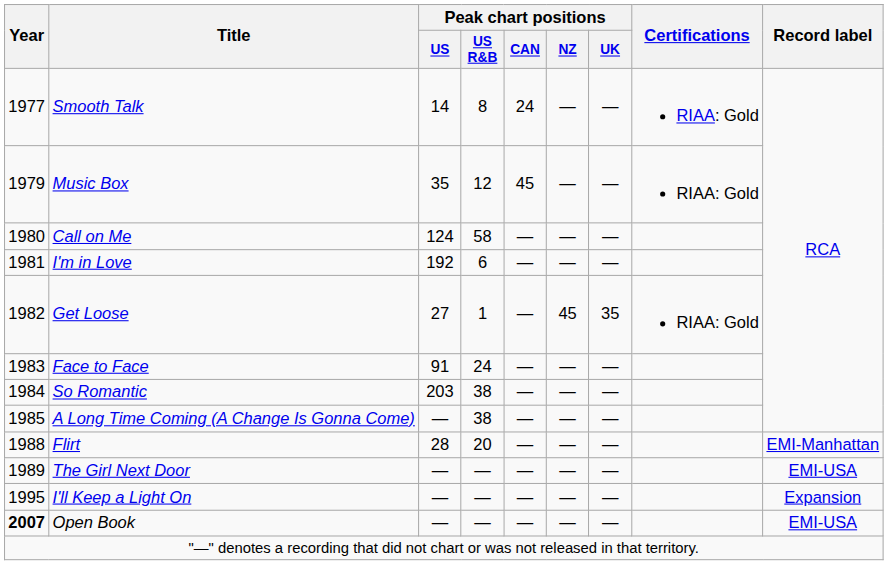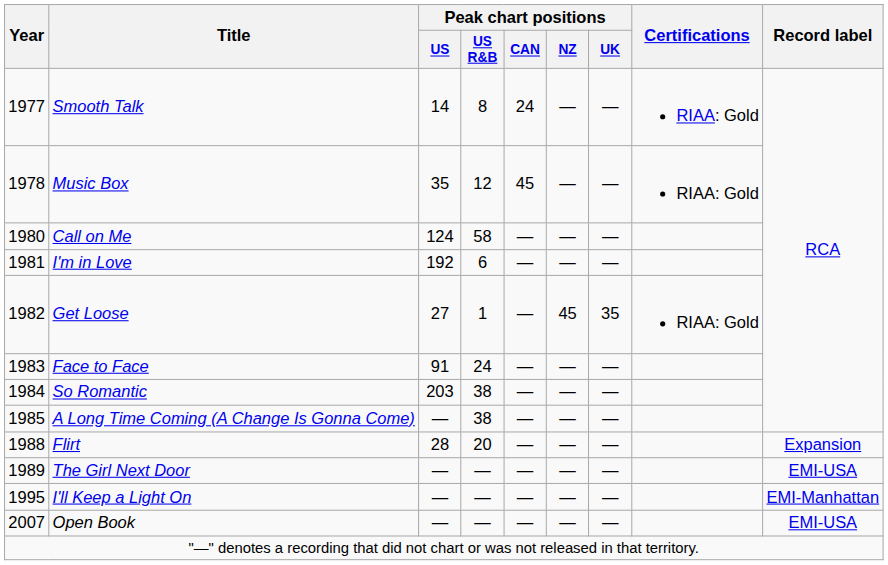(27, 184) 1979 -> (27, 184) 1978
(823, 444) EMI-Manhattan -> (823, 444) Expansion
(823, 496) Expansion -> (823, 496) EMI-Manhattan
(27, 523) bold -> (27, 523) normal
